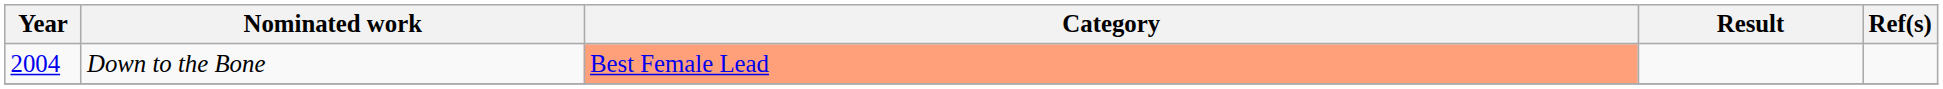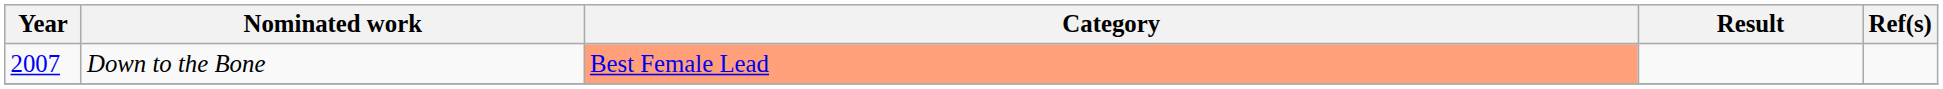(35, 63) 2004 -> (35, 63) 2007
